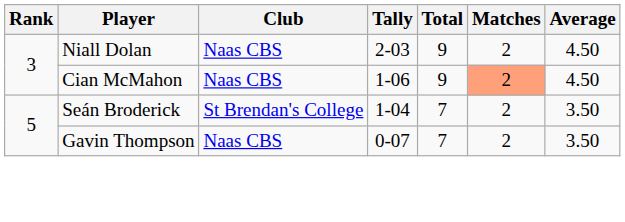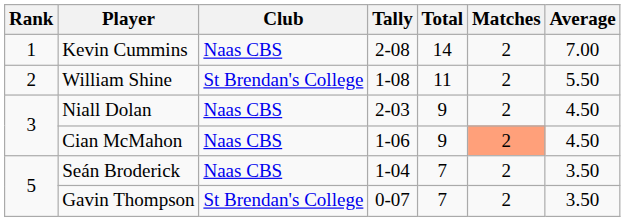+ row: (125, 49)
+ row: (117, 79)
(283, 110) St Brendan's College -> (243, 170) Naas CBS
(243, 140) Naas CBS -> (283, 200) St Brendan's College
